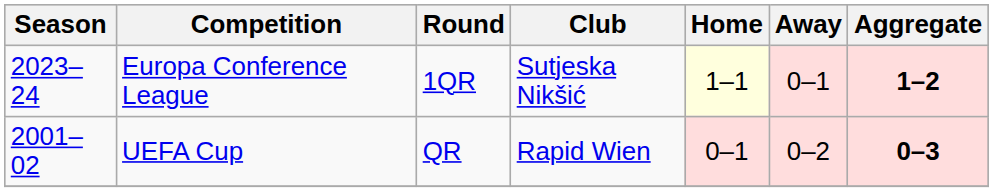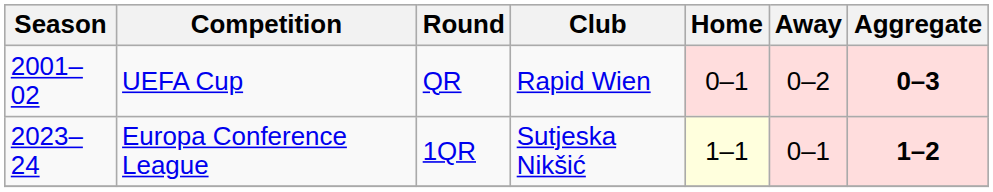rows swapped: (183, 151) <-> (234, 80)
